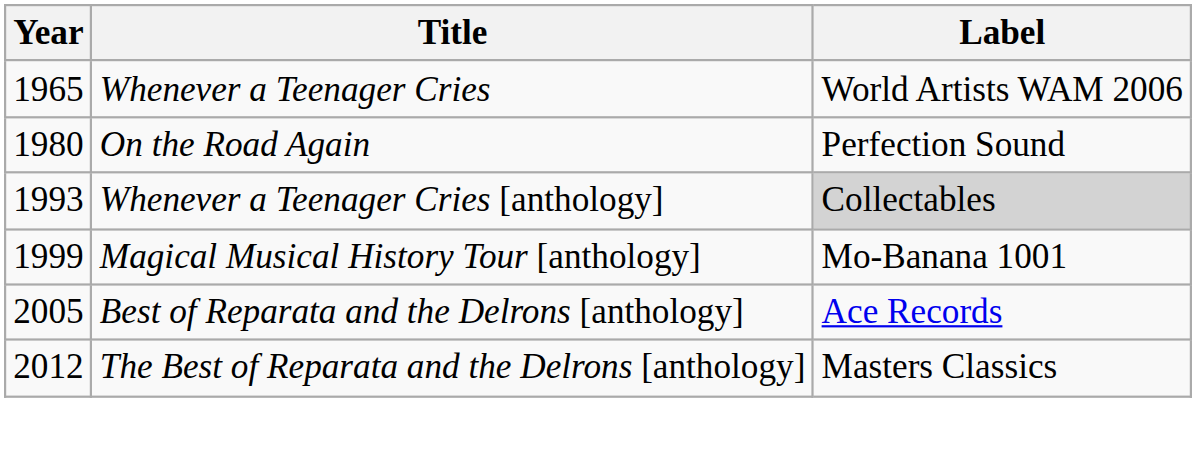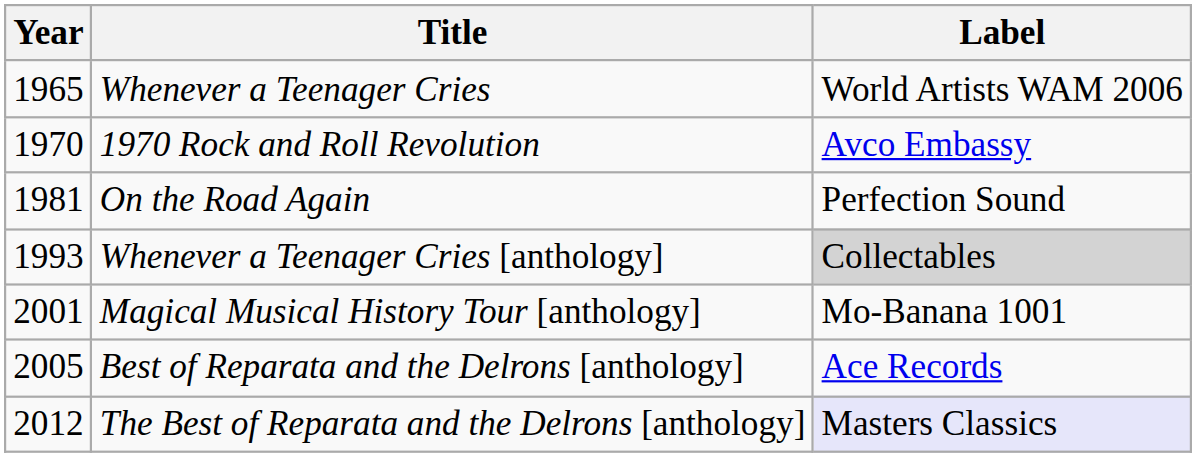+ row: (320, 144)
(48, 144) 1980 -> (48, 199) 1981
(48, 255) 1999 -> (48, 311) 2001
(939, 367) no background -> (939, 423) lavender background
